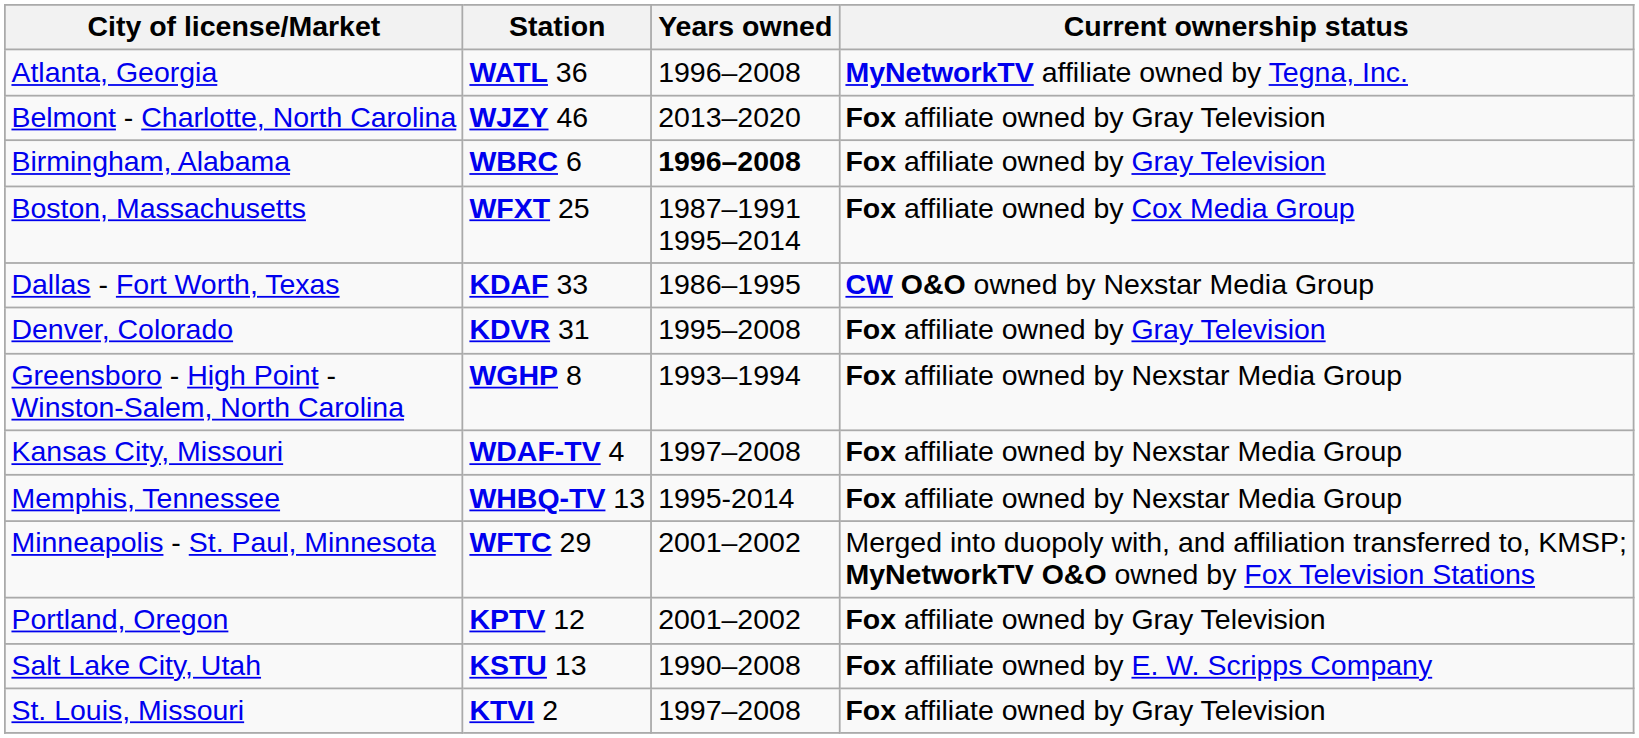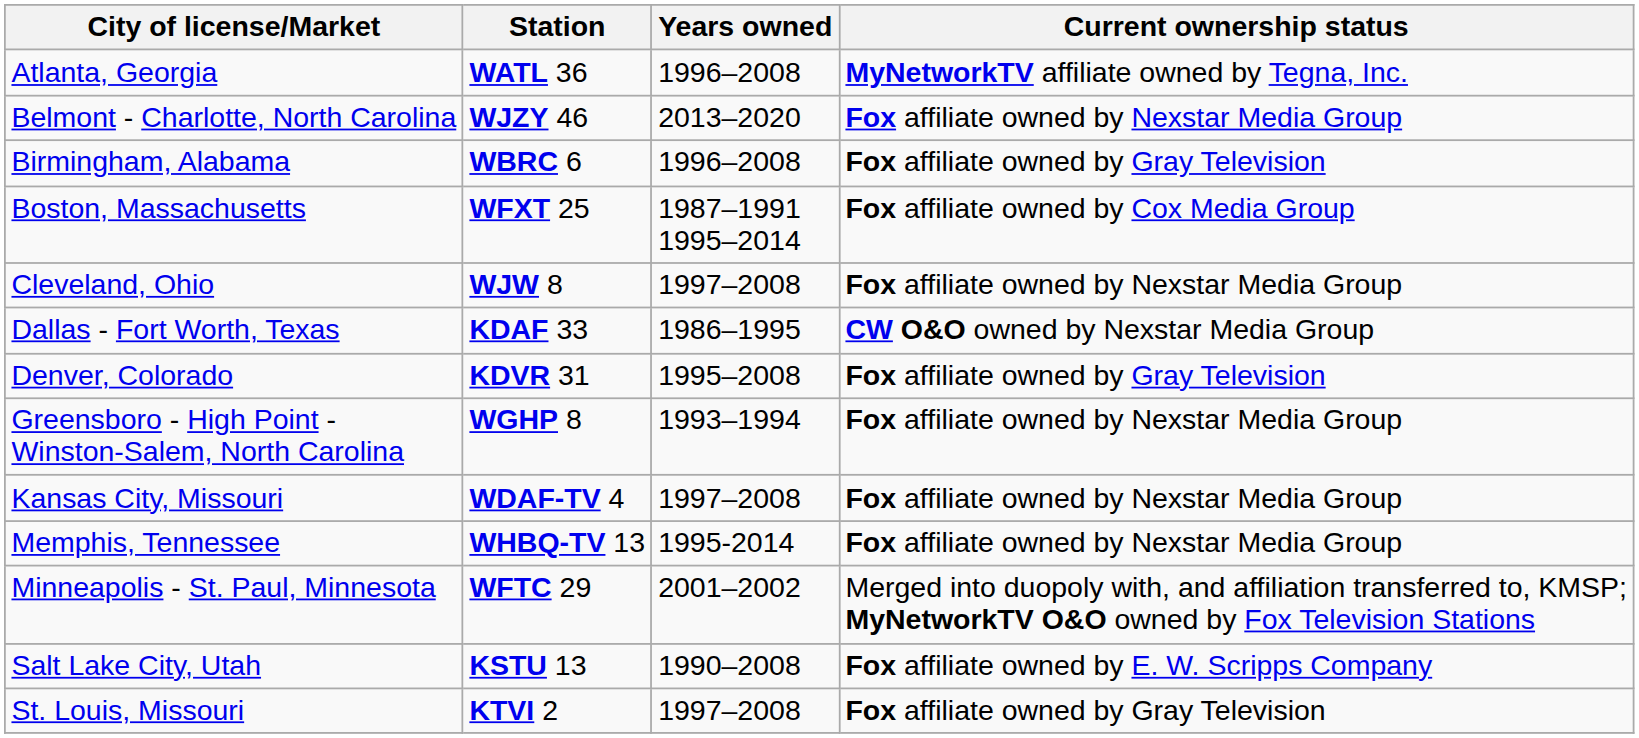(1086, 117) Fox affiliate owned by Gray Television -> (1124, 117) Fox affiliate owned by Nexstar Media Group
(729, 162) bold -> (729, 162) normal
+ row: (113, 284)
- row: (120, 620)
